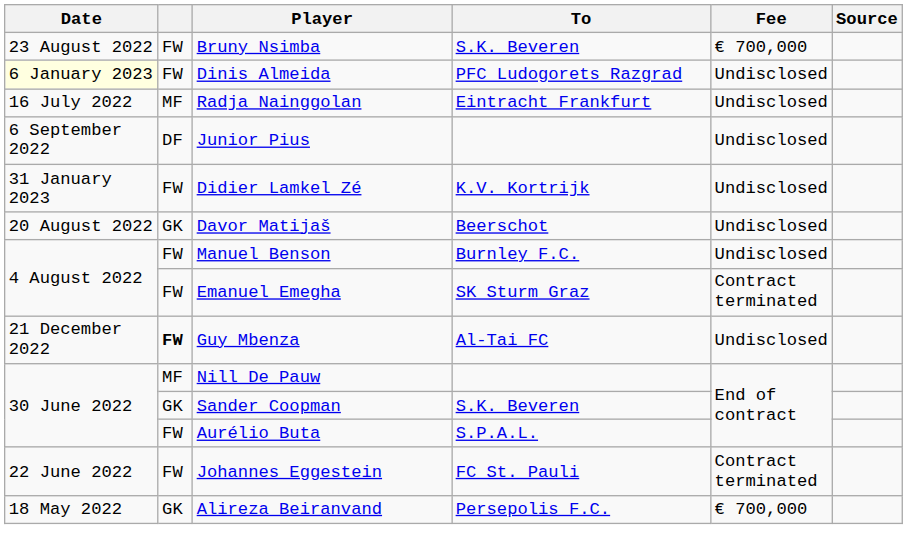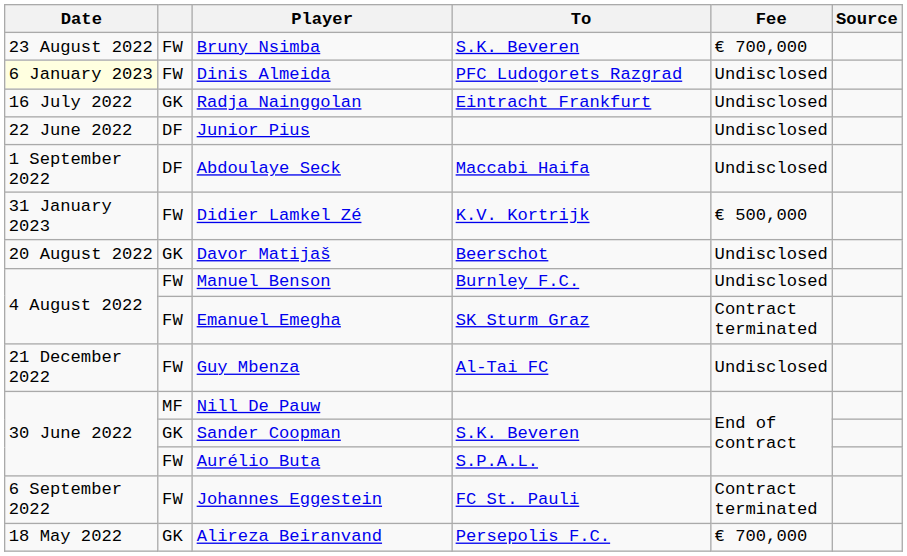(172, 103) MF -> (172, 103) GK
(65, 140) 6 September 2022 -> (71, 131) 22 June 2022
+ row: (269, 168)
(771, 188) Undisclosed -> (761, 216) € 500,000
(172, 340) bold -> (172, 368) normal
(71, 471) 22 June 2022 -> (65, 499) 6 September 2022
